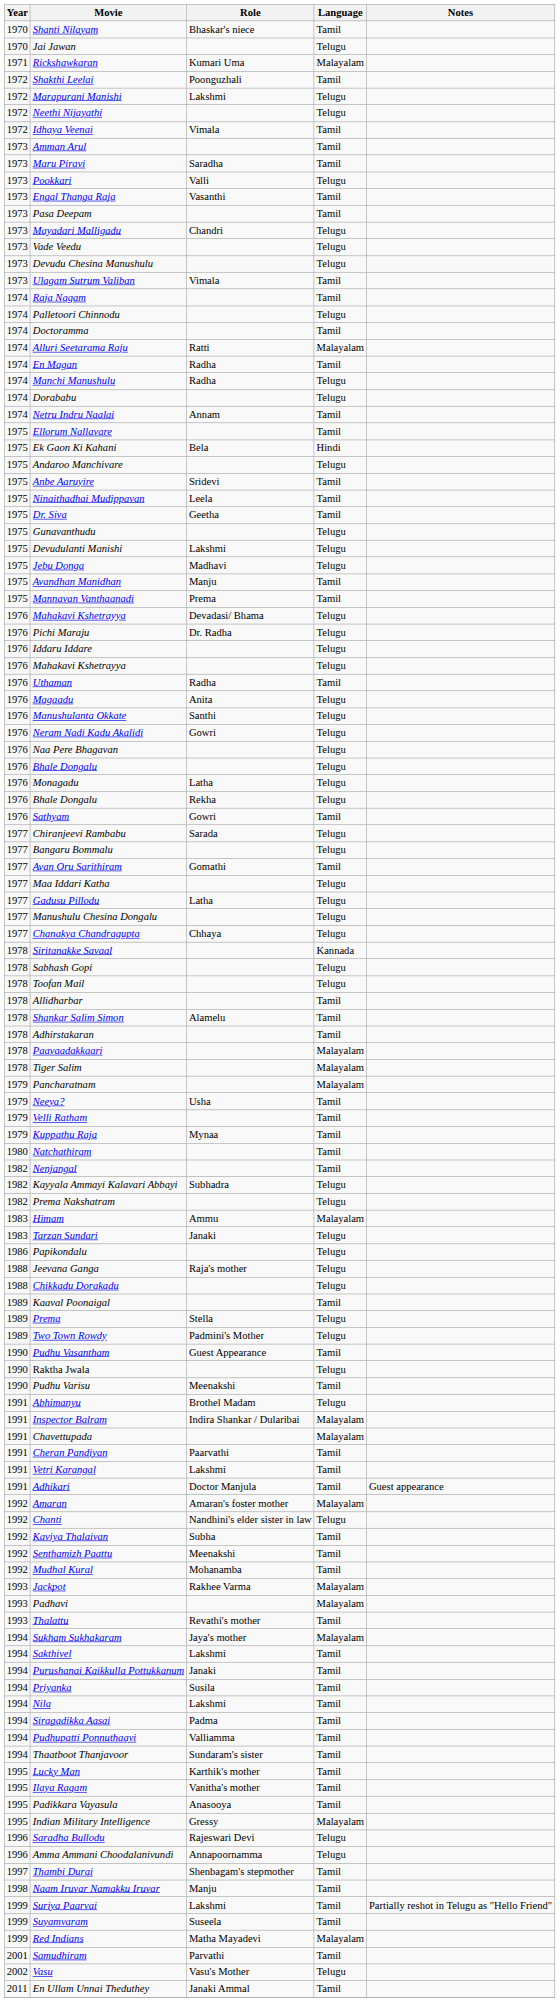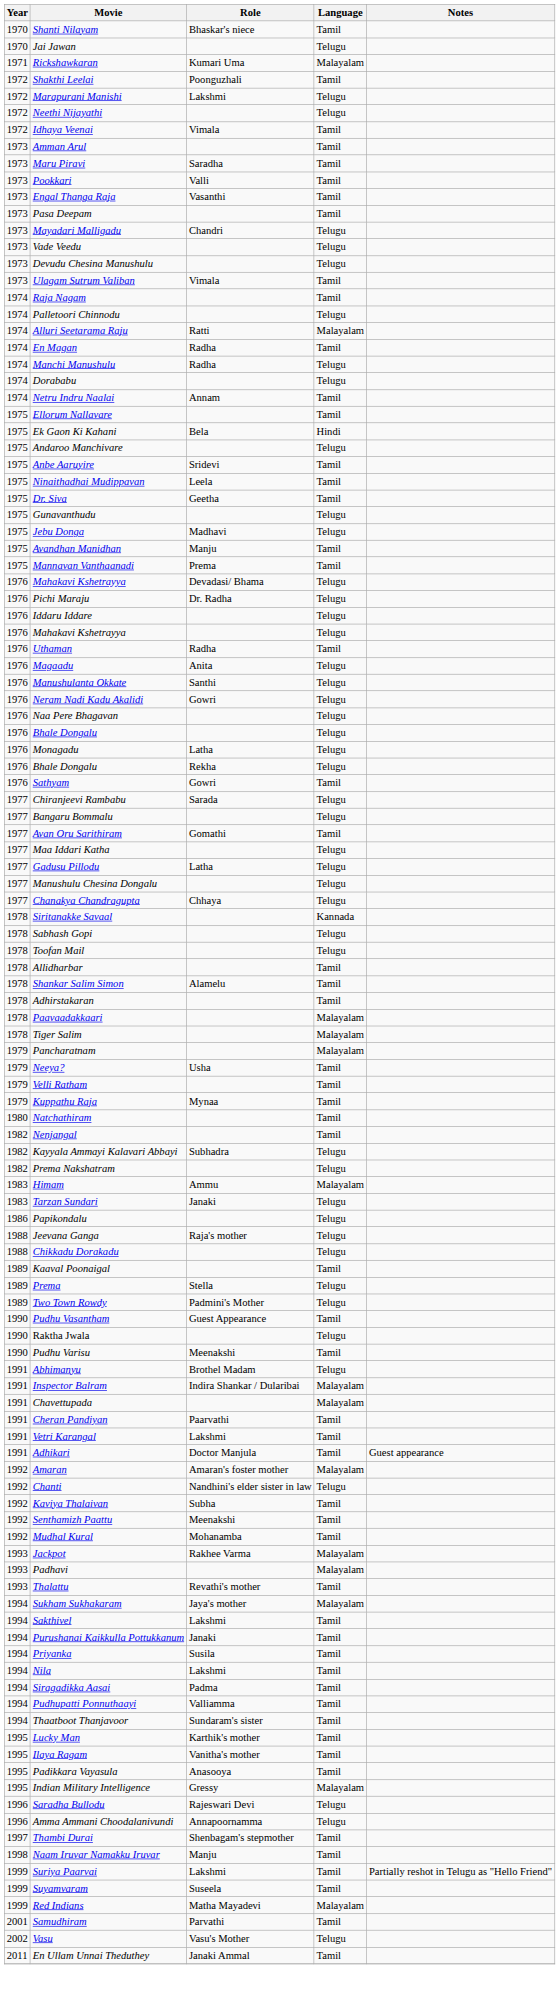(331, 180) Telugu -> (329, 180) Tamil
- row: (61, 331)
- row: (77, 548)
